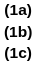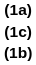rows swapped: (18, 31) <-> (18, 53)
